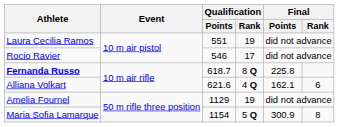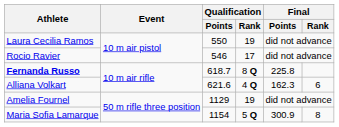(219, 41) 551 -> (219, 41) 550
(283, 85) 162.1 -> (283, 85) 162.3
